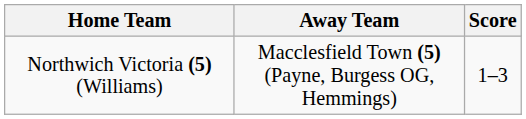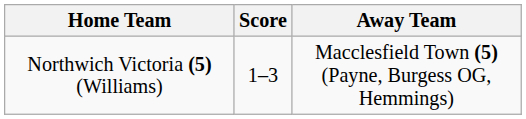columns swapped: (493, 20) <-> (349, 20)
